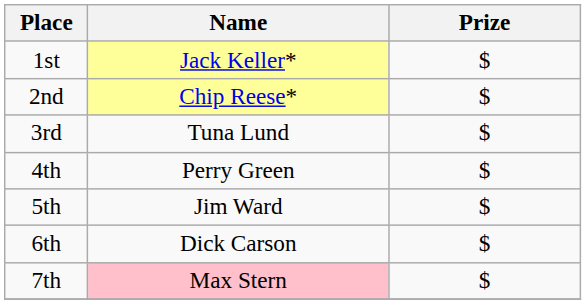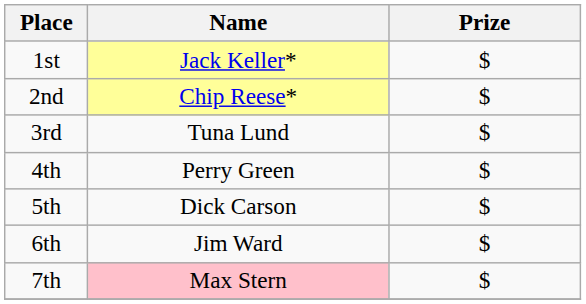(238, 206) Jim Ward -> (238, 206) Dick Carson
(238, 243) Dick Carson -> (238, 243) Jim Ward
